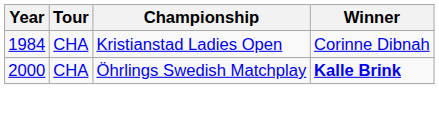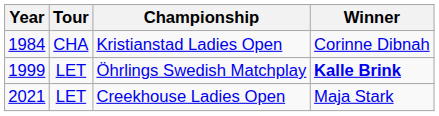(27, 70) 2000 -> (27, 70) 1999
(71, 70) CHA -> (71, 70) LET
+ row: (191, 96)
